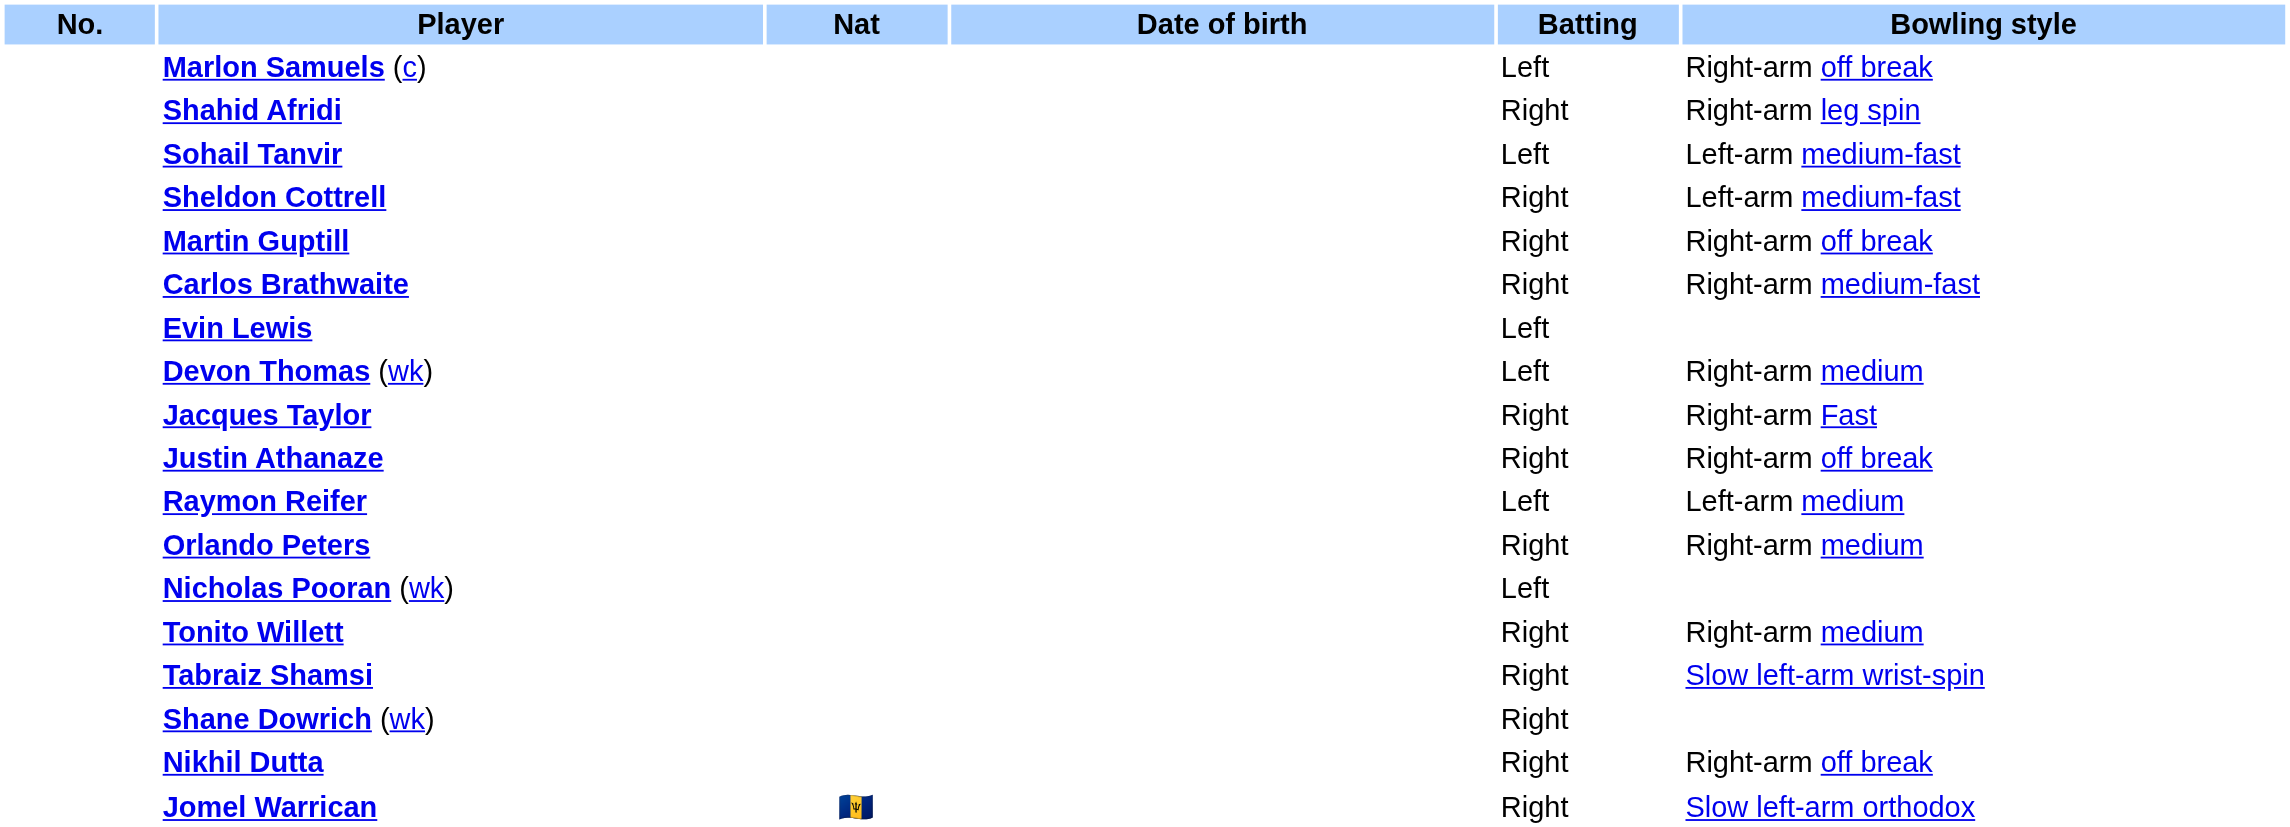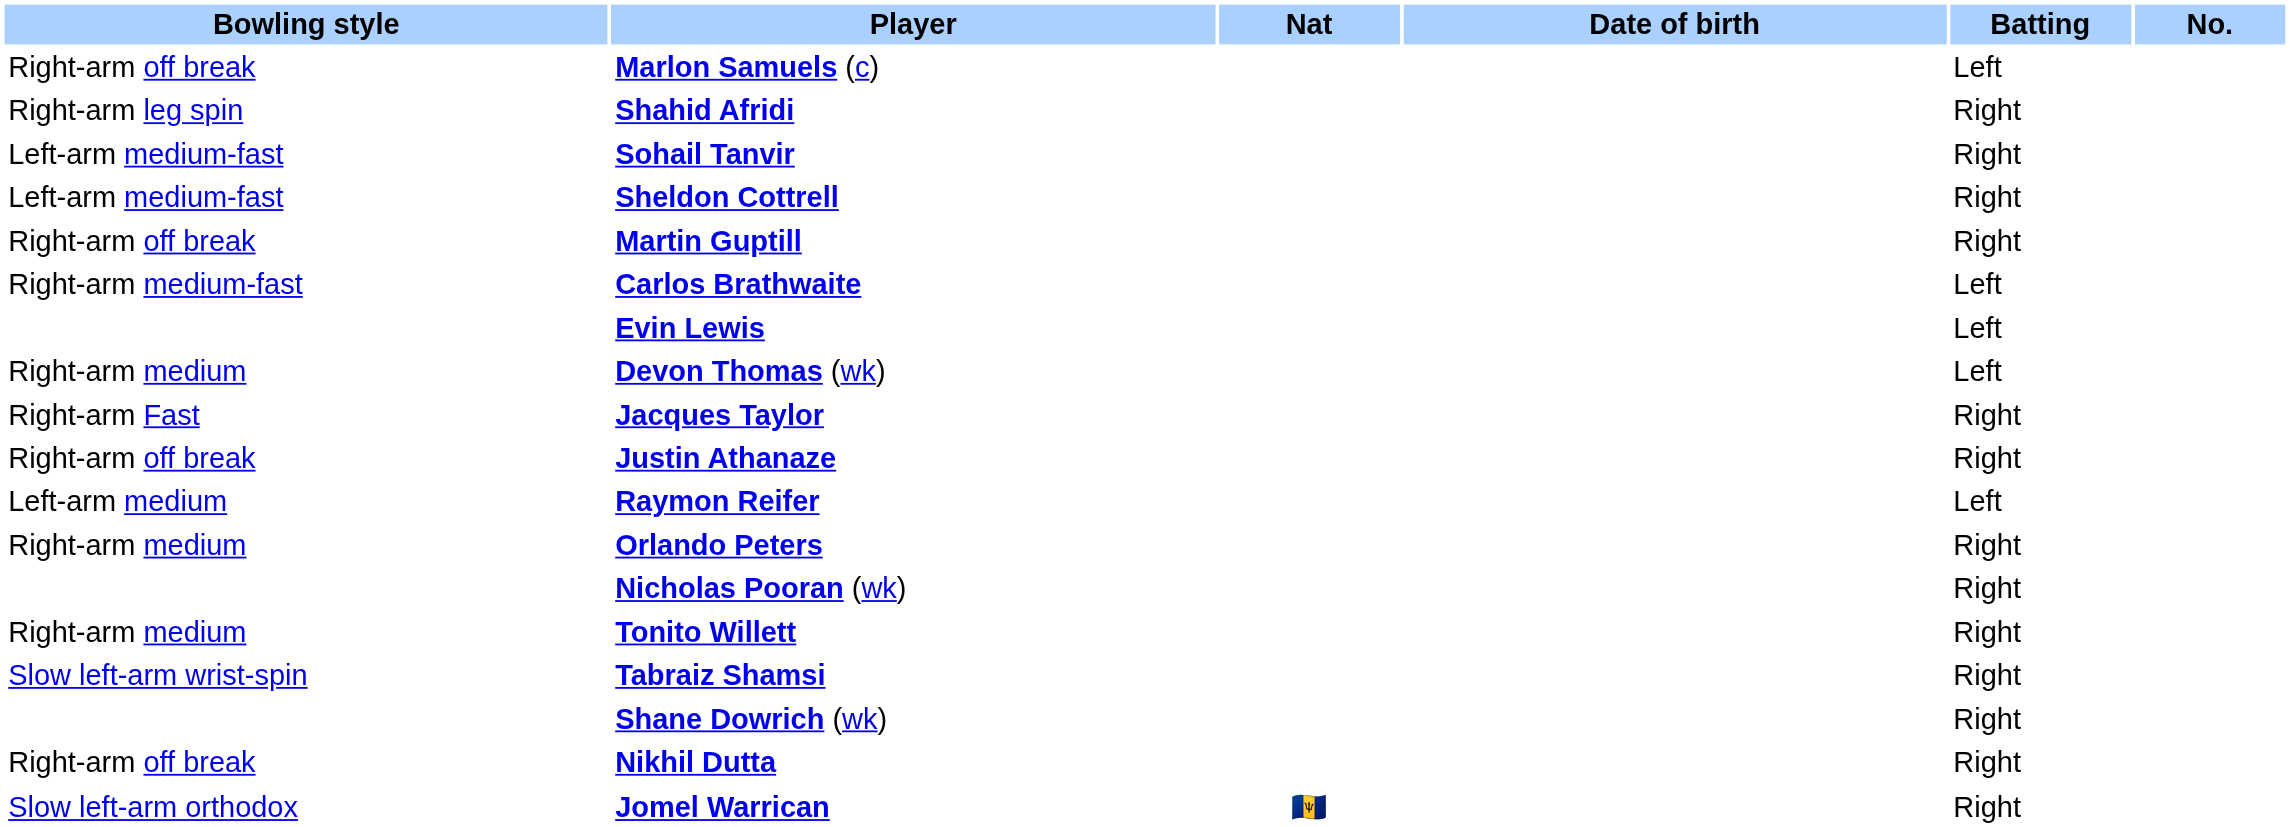columns swapped: (80, 24) <-> (1984, 24)
(1525, 154) Left -> (1987, 154) Right
(1535, 284) Right -> (1978, 284) Left
(1525, 588) Left -> (1987, 588) Right
